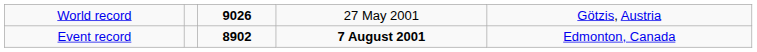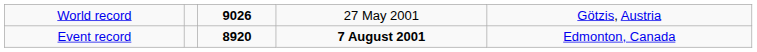(237, 36) 8902 -> (237, 36) 8920
